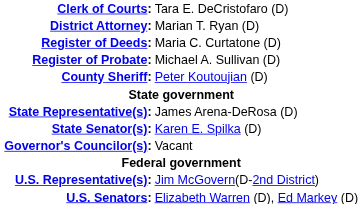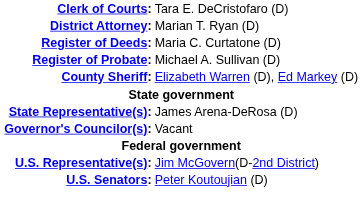(211, 77) Peter Koutoujian (D) -> (256, 77) Elizabeth Warren (D), Ed Markey (D)
- row: (102, 129)
(256, 197) Elizabeth Warren (D), Ed Markey (D) -> (211, 180) Peter Koutoujian (D)
